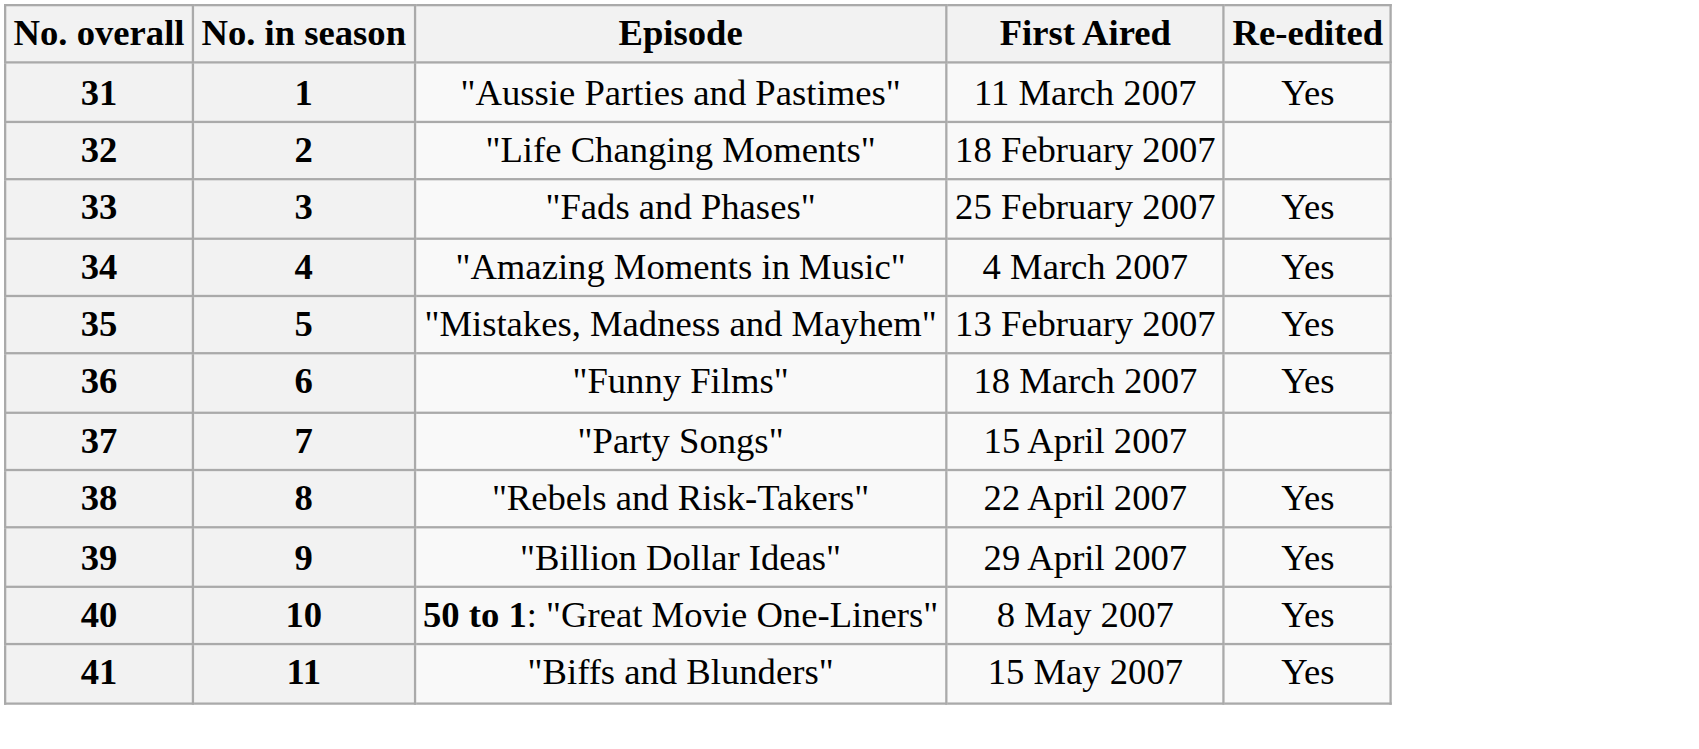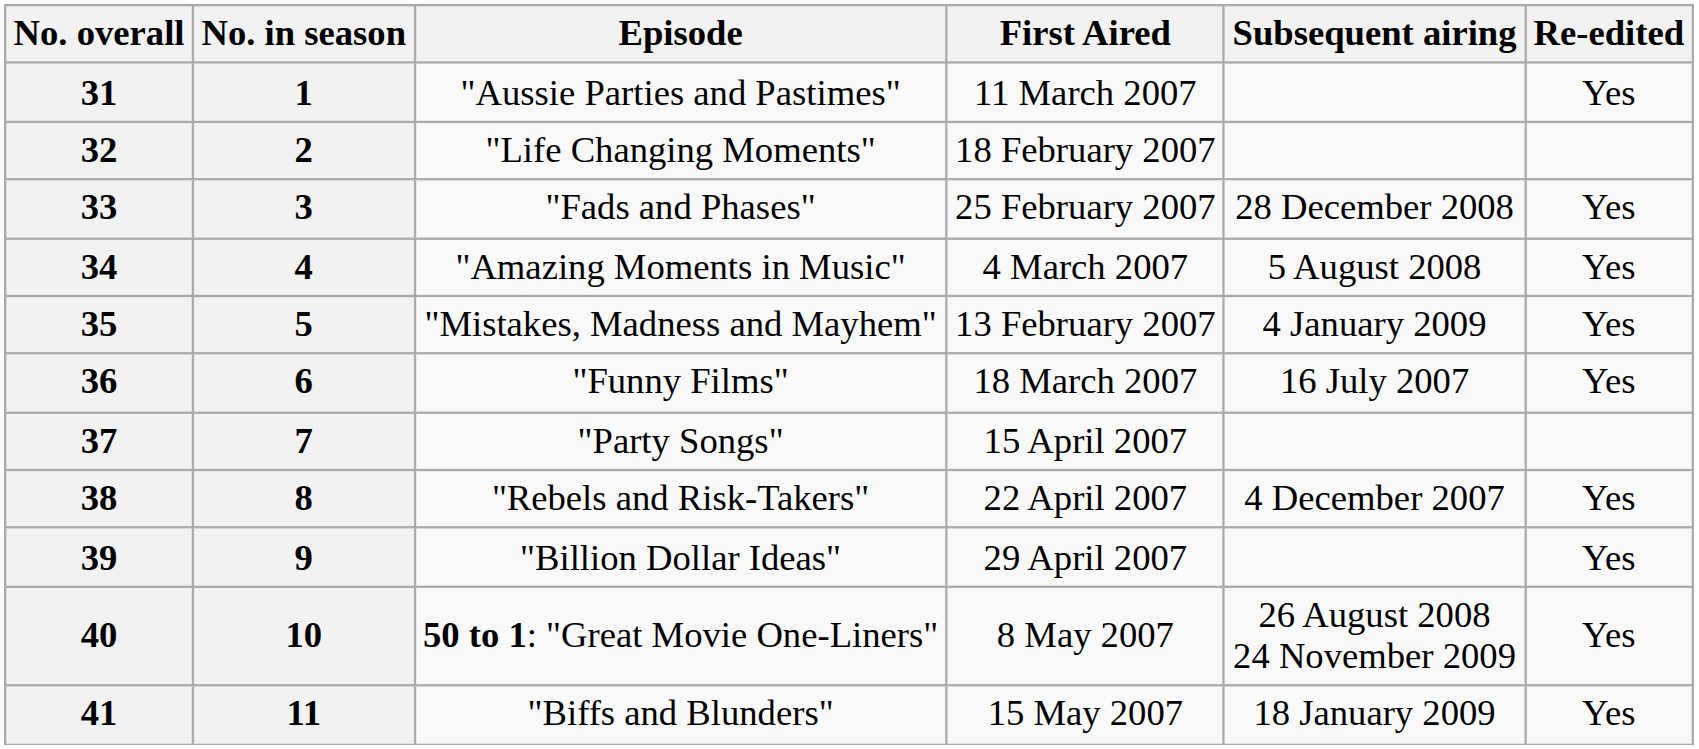+ column: (1375, 33)
